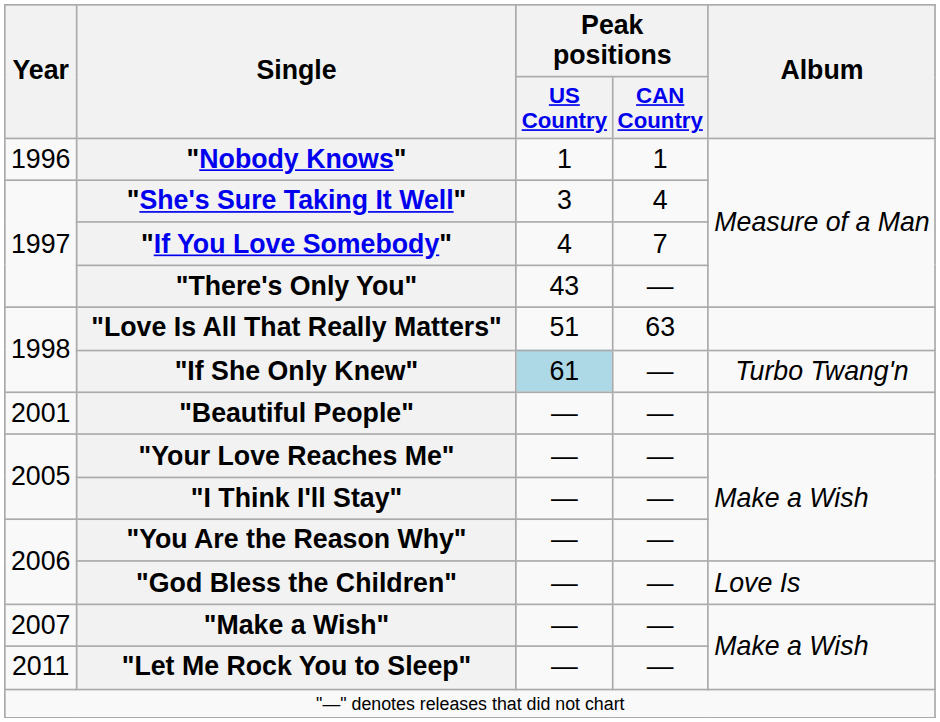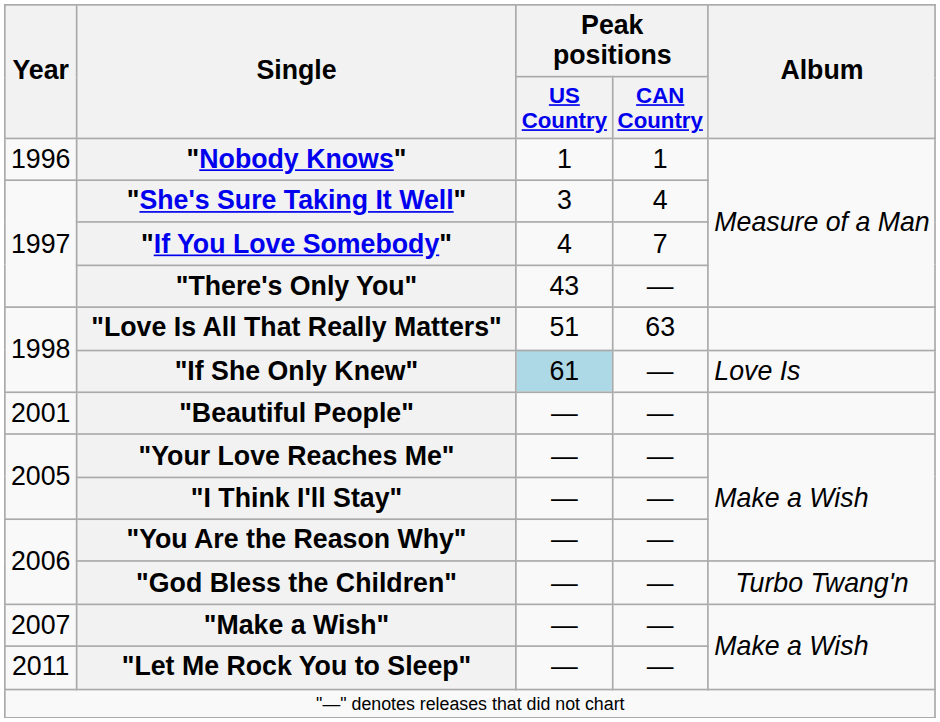(822, 370) Turbo Twang'n -> (757, 370) Love Is
(757, 582) Love Is -> (822, 582) Turbo Twang'n
